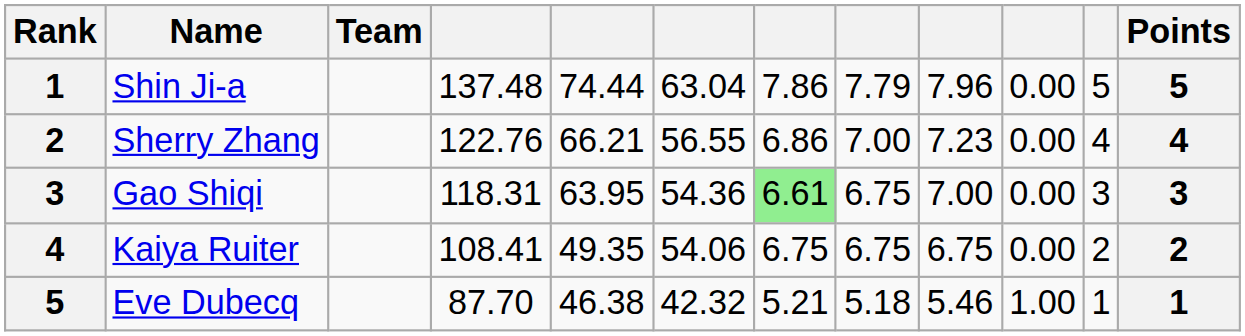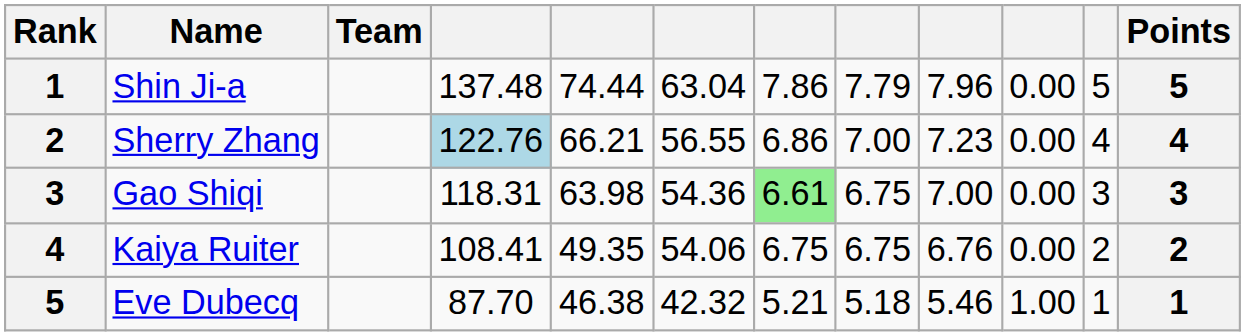(491, 140) no background -> (491, 140) lightblue background
(602, 194) 63.95 -> (602, 194) 63.98
(960, 248) 6.75 -> (960, 248) 6.76
